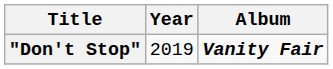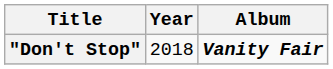(172, 50) 2019 -> (172, 50) 2018
